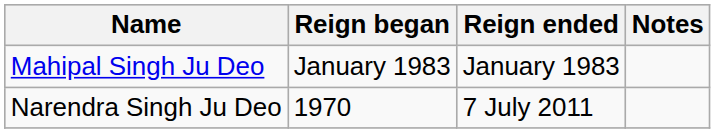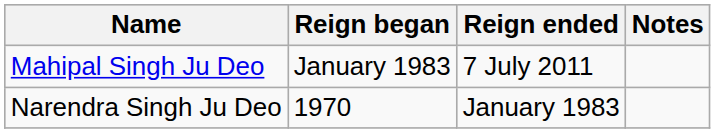(541, 66) January 1983 -> (528, 66) 7 July 2011
(528, 107) 7 July 2011 -> (541, 107) January 1983
